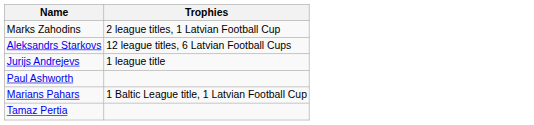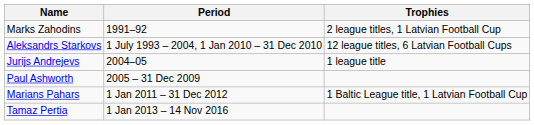+ column: (214, 12)
